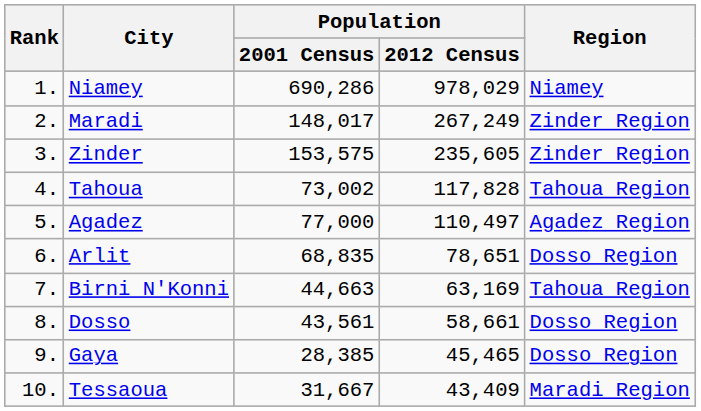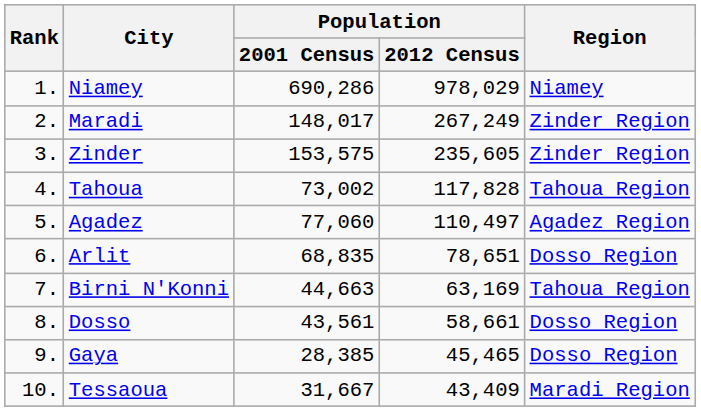(337, 222) 77,000 -> (337, 222) 77,060
